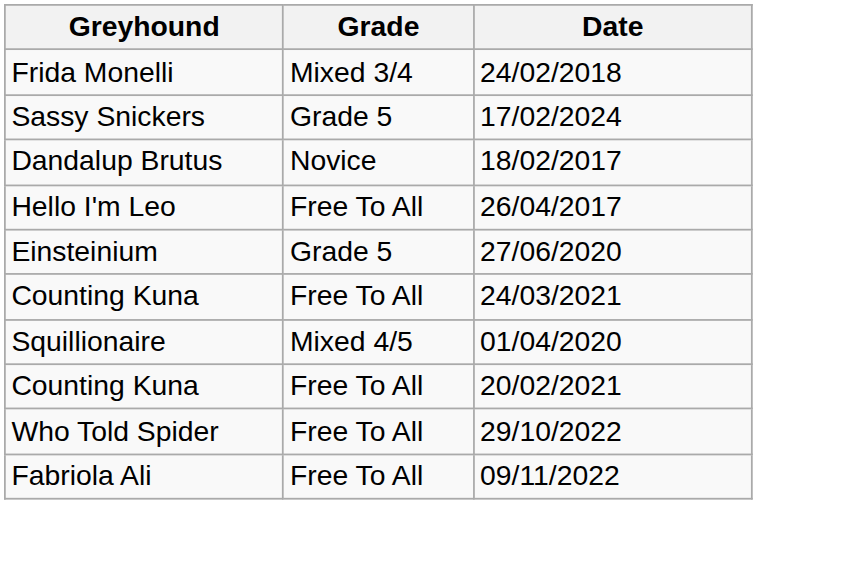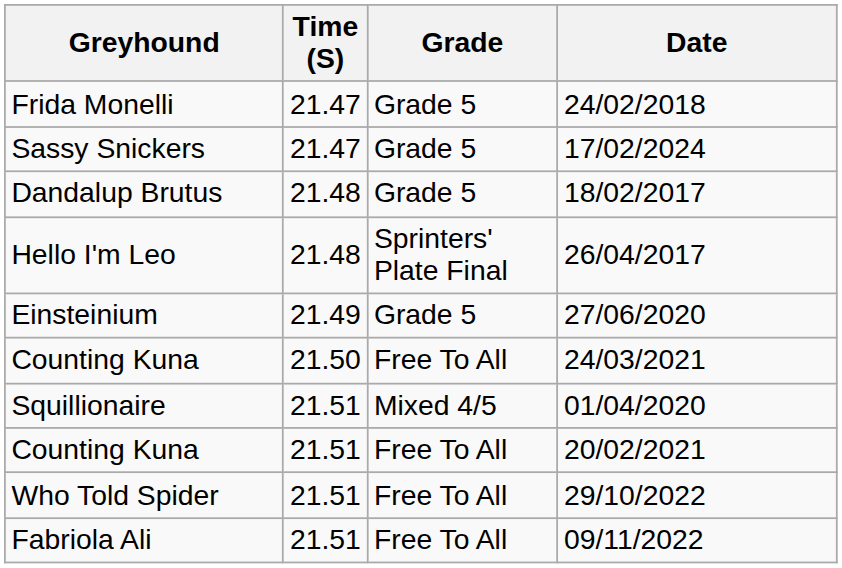+ column: (325, 42)
(351, 71) Mixed 3/4 -> (425, 103) Grade 5
(333, 161) Novice -> (425, 193) Grade 5
(357, 206) Free To All -> (441, 254) Sprinters' Plate Final
